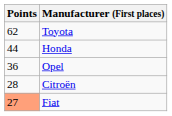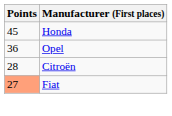- row: (57, 31)
(13, 48) 44 -> (13, 31) 45
